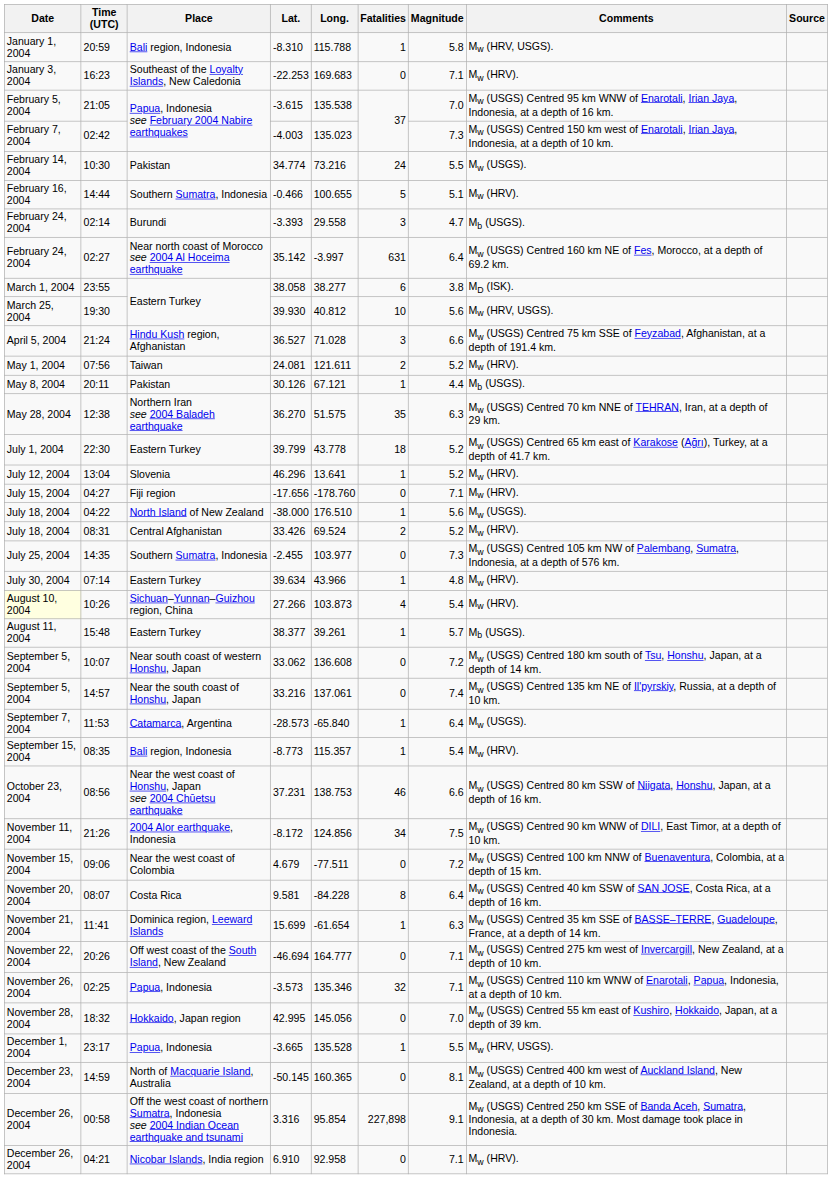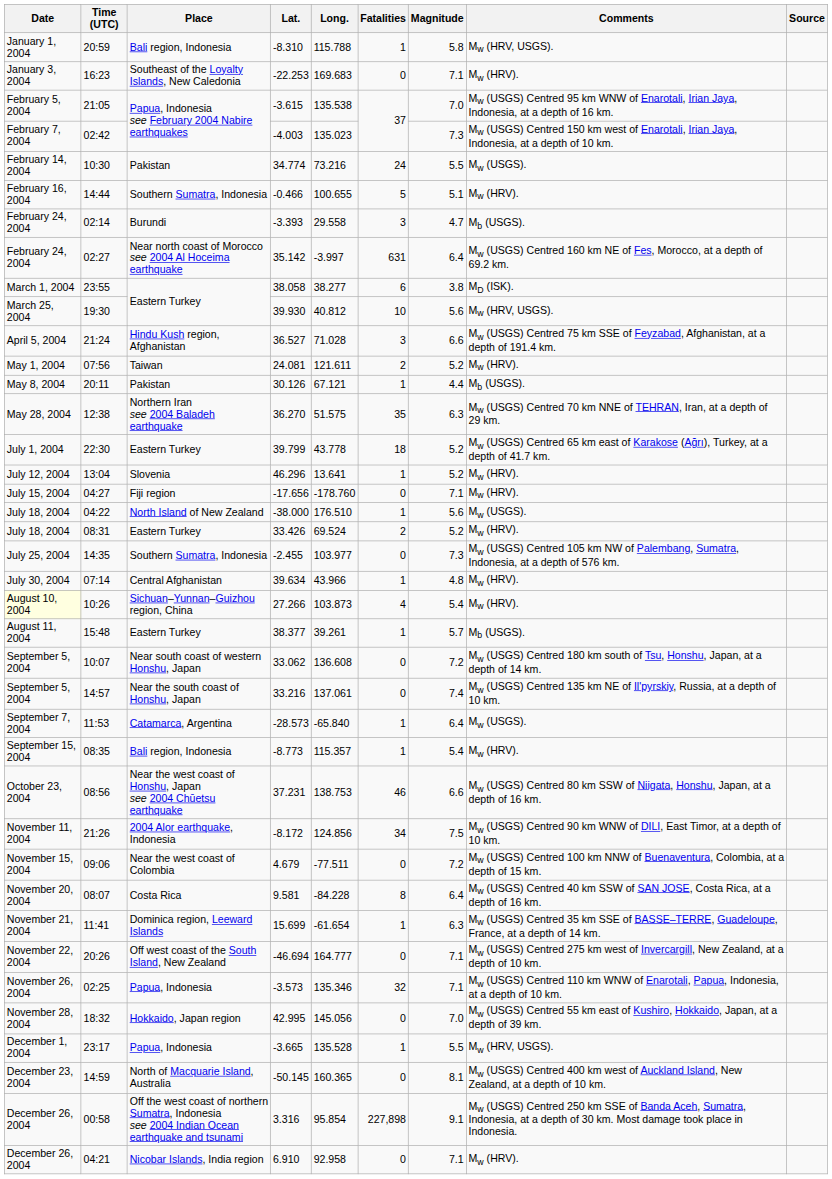(176, 531) Central Afghanistan -> (165, 531) Eastern Turkey
(165, 580) Eastern Turkey -> (176, 580) Central Afghanistan
